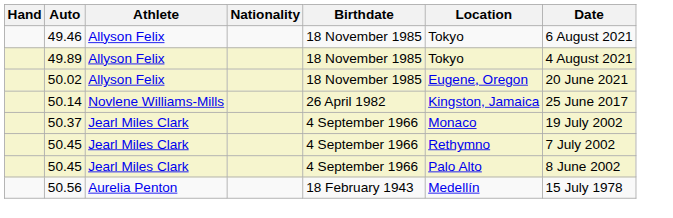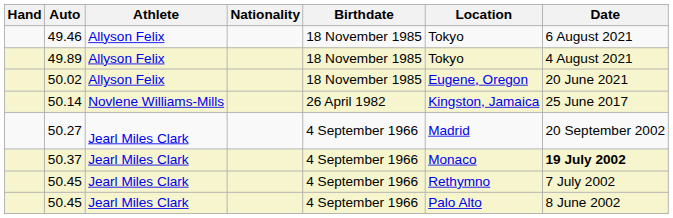+ row: (65, 130)
(584, 123) normal -> (586, 159) bold
- row: (65, 187)
